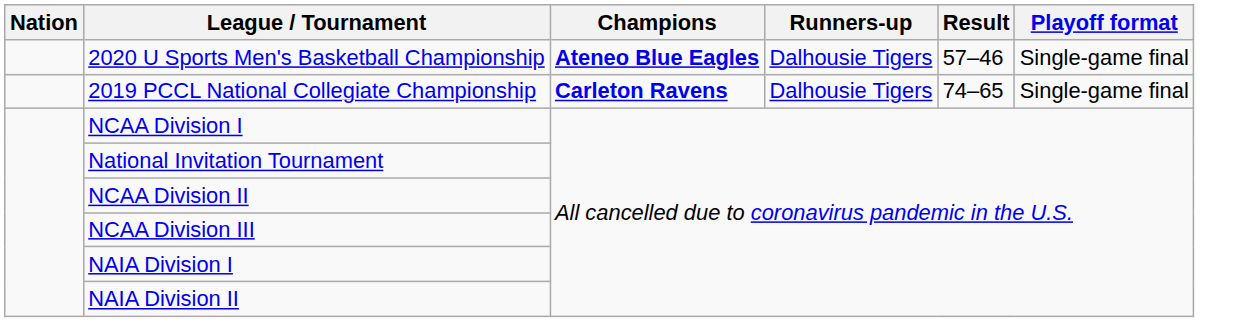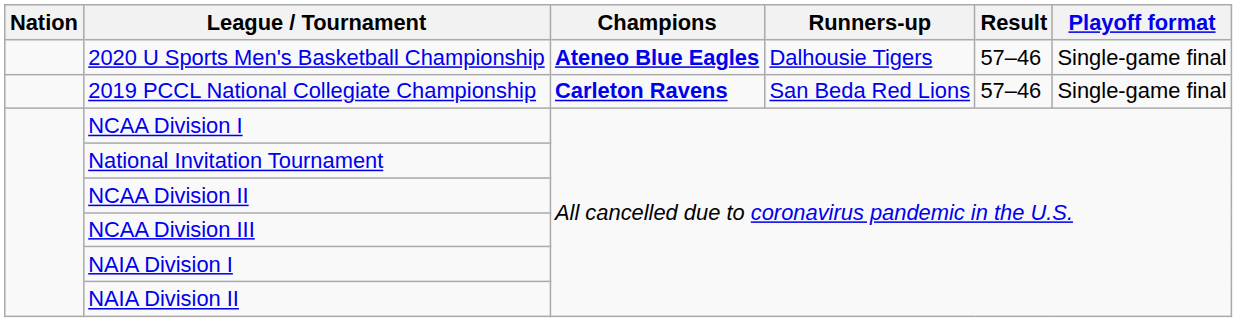(851, 92) Dalhousie Tigers -> (870, 92) San Beda Red Lions
(973, 92) 74–65 -> (1011, 92) 57–46
